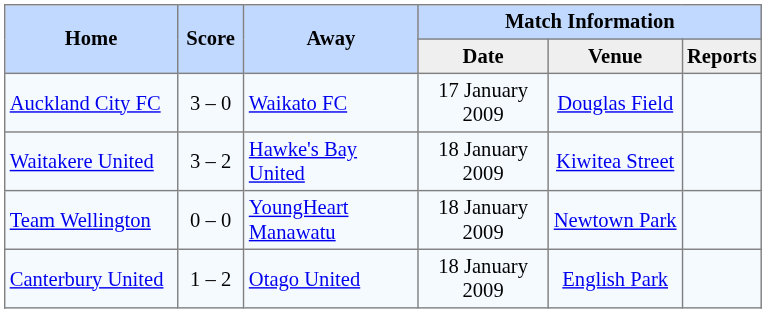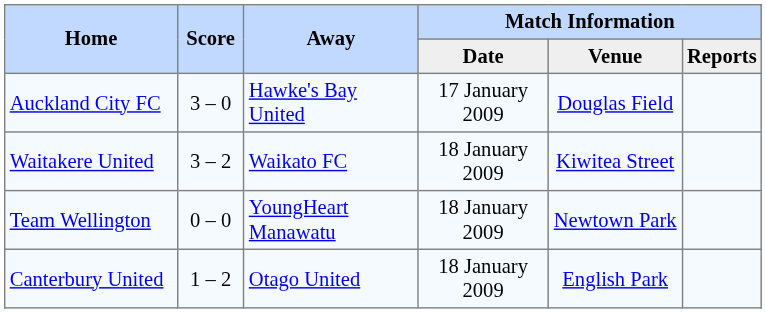(298, 102) Waikato FC -> (303, 102) Hawke's Bay United
(303, 161) Hawke's Bay United -> (298, 161) Waikato FC
